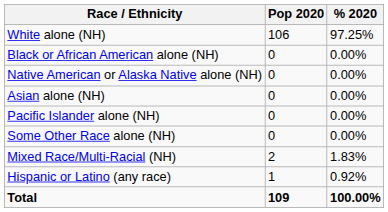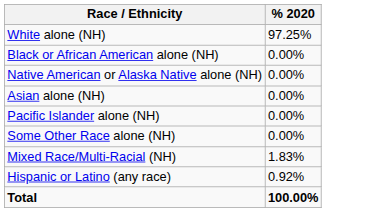- column: (296, 14)
